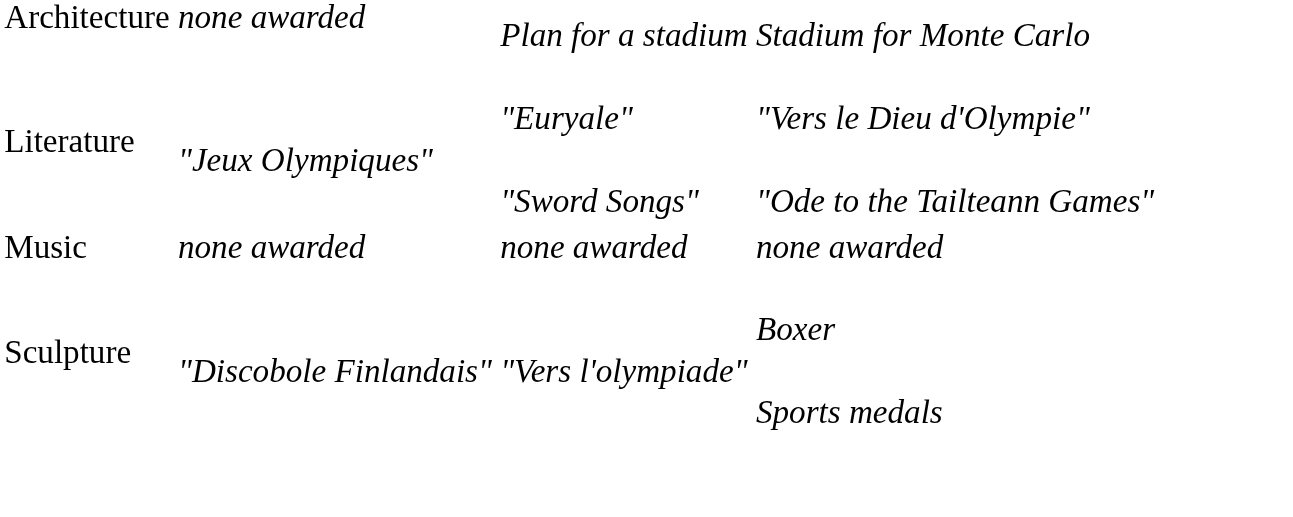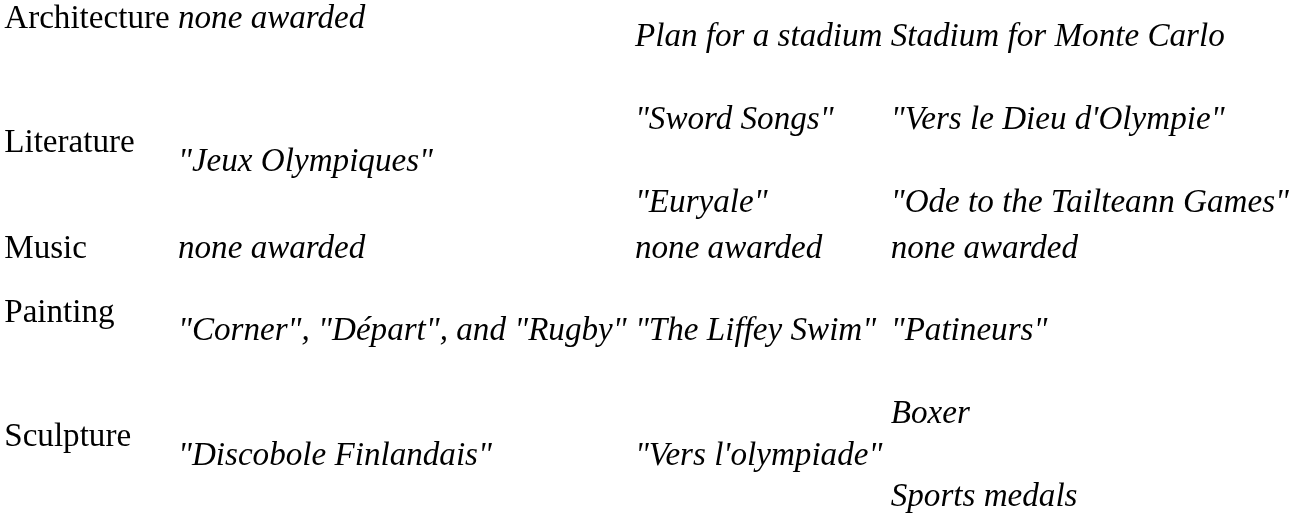(567, 118) "Euryale" -> (734, 118) "Sword Songs"
(600, 201) "Sword Songs" -> (701, 201) "Euryale"
+ row: (969, 329)
